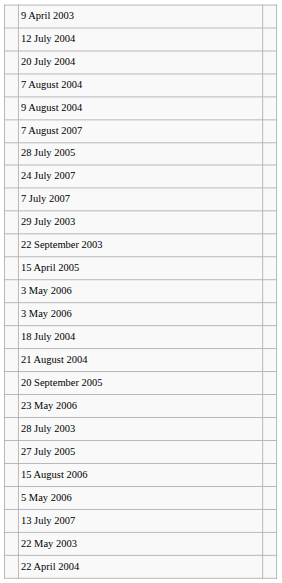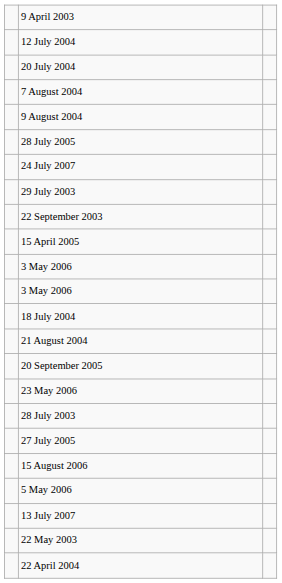- row: (11, 131)
- row: (11, 200)
